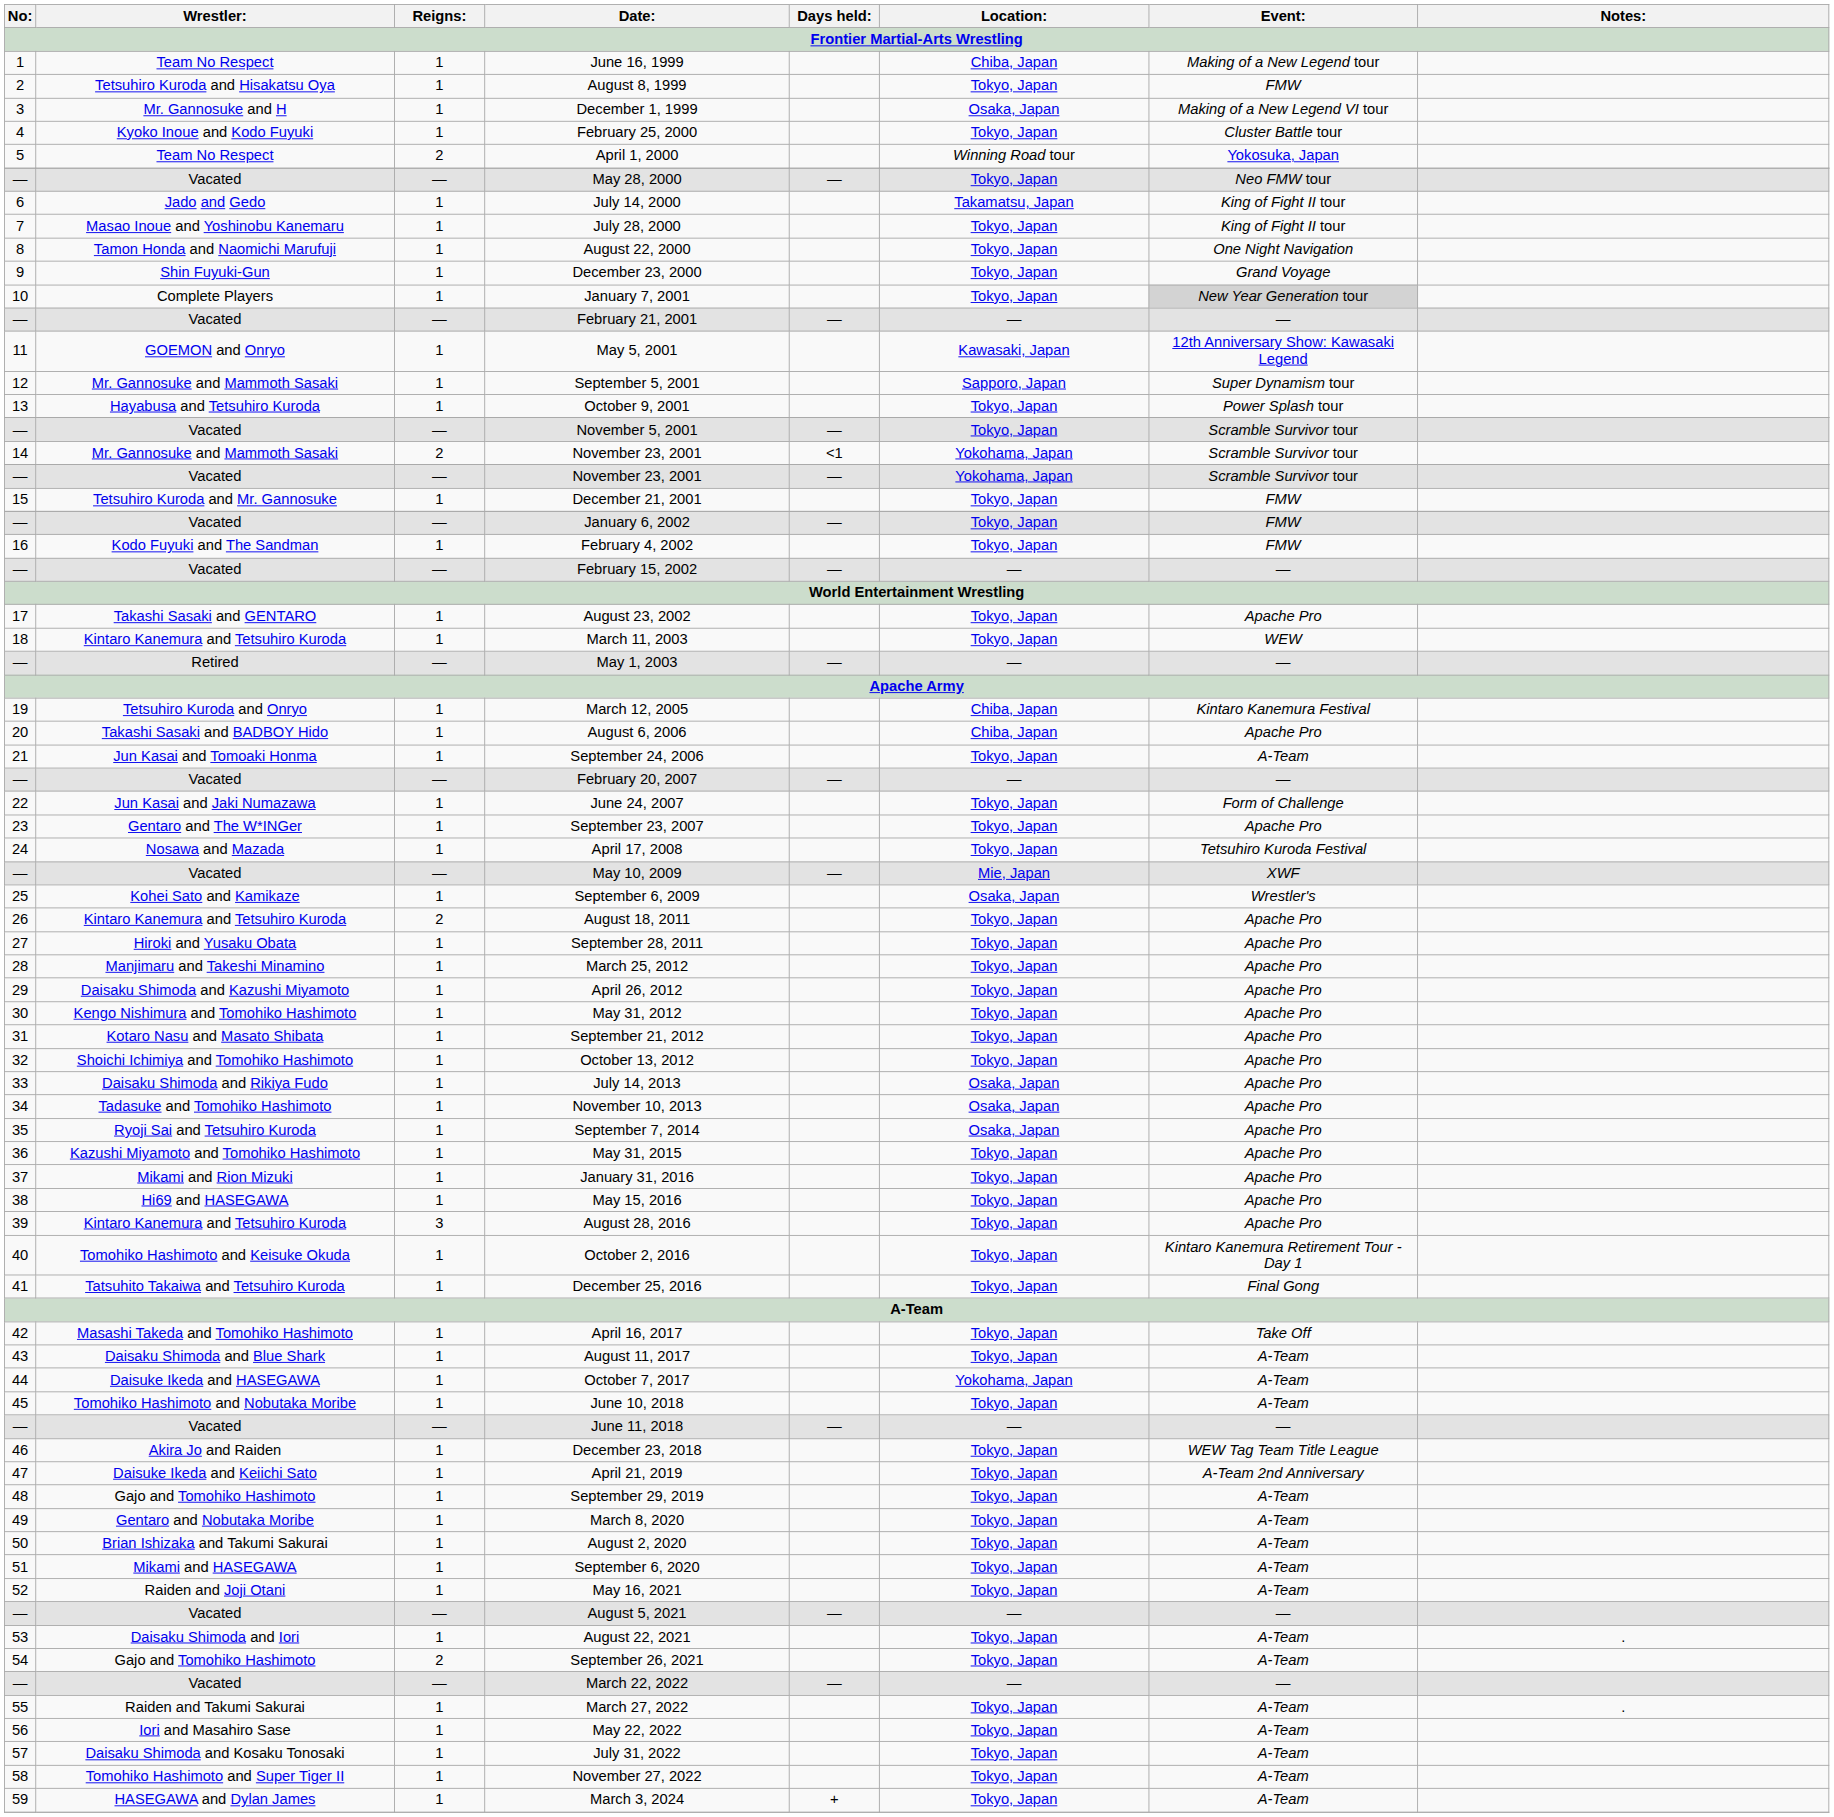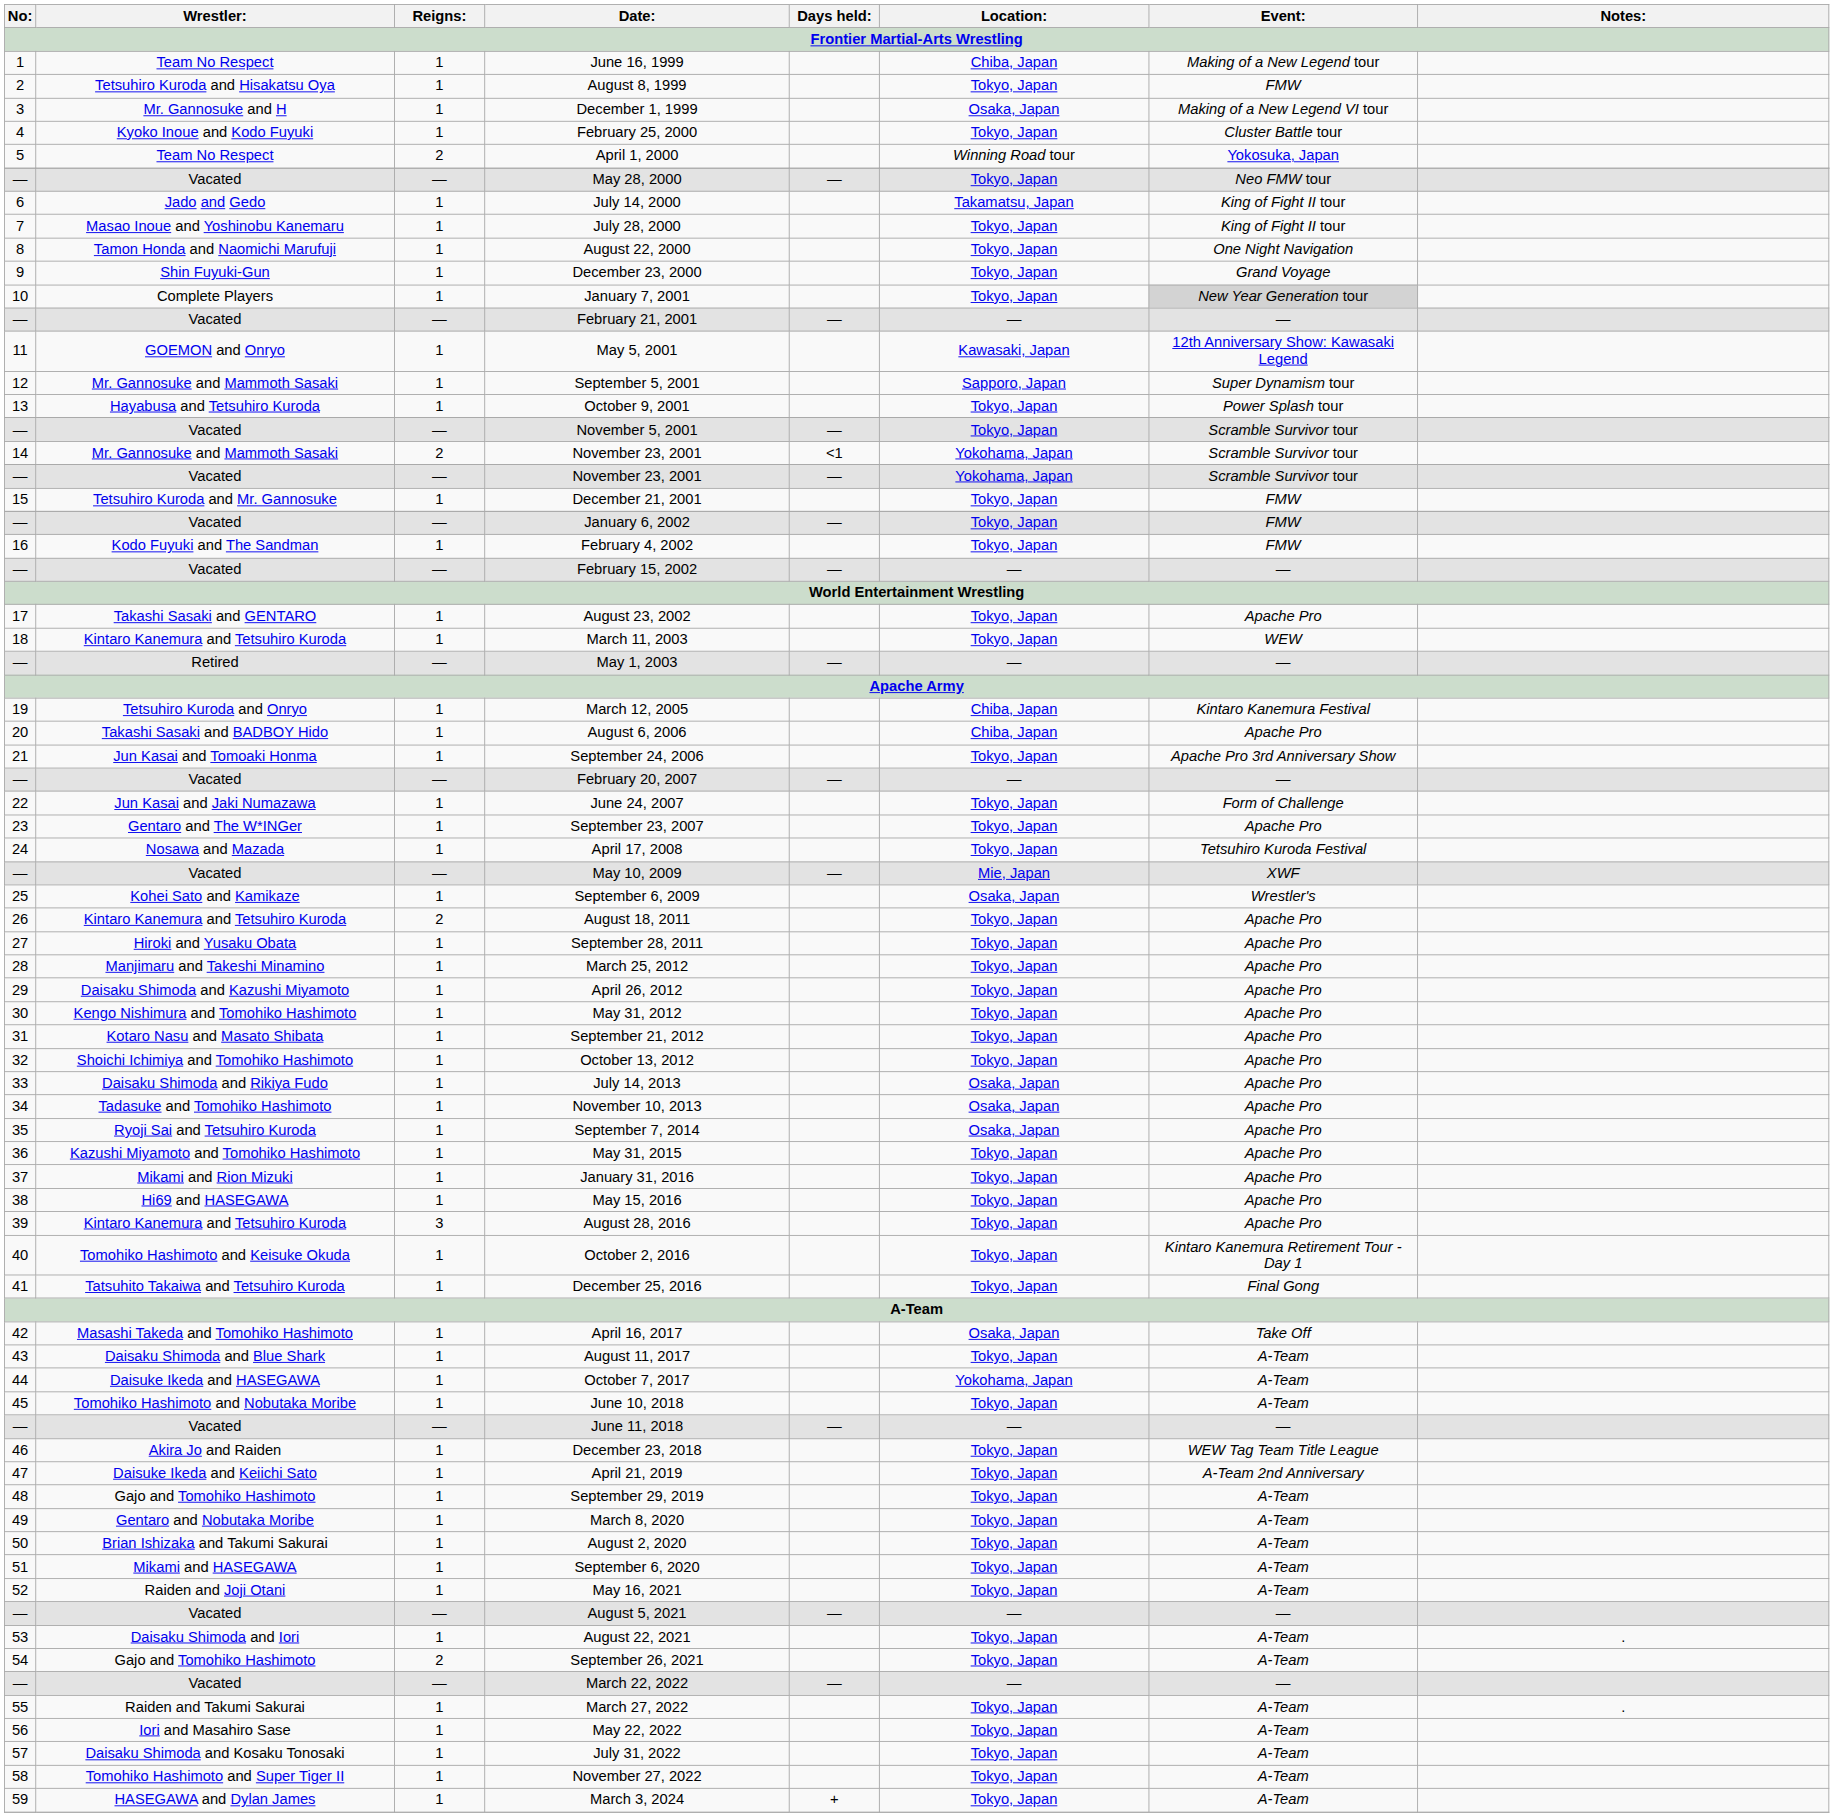(1283, 756) A-Team -> (1283, 756) Apache Pro 3rd Anniversary Show
(1014, 1333) Tokyo, Japan -> (1014, 1333) Osaka, Japan
